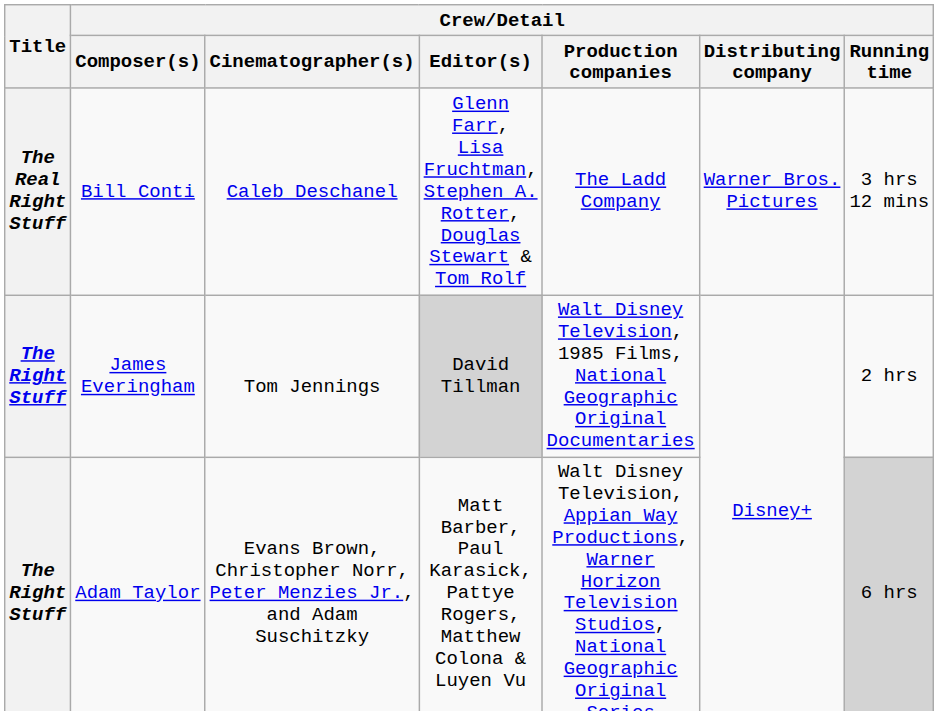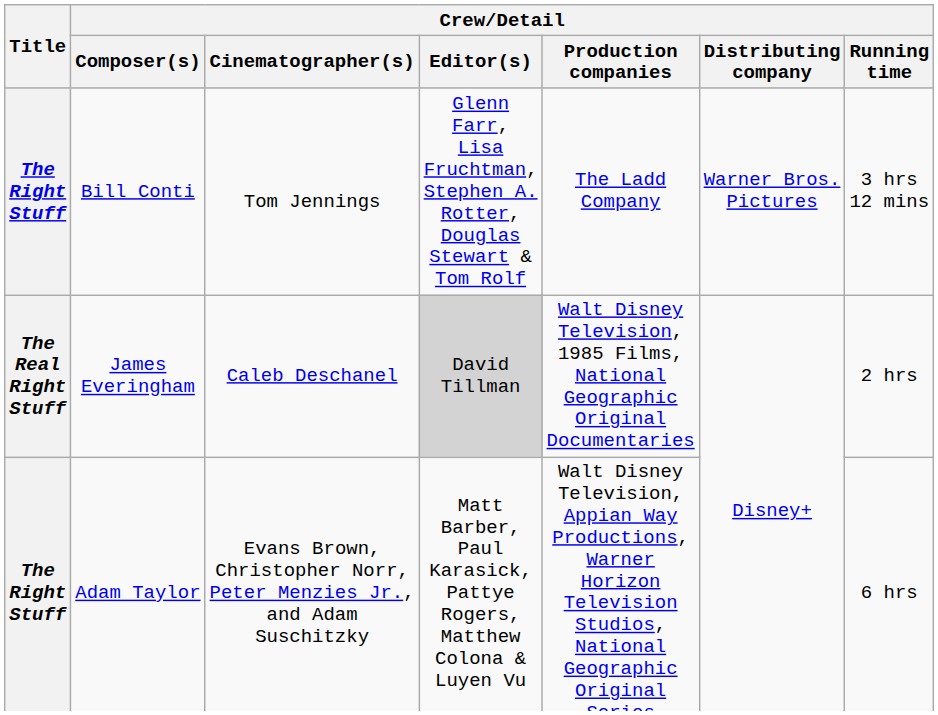(38, 192) The Real Right Stuff -> (38, 192) The Right Stuff
(312, 192) Caleb Deschanel -> (312, 203) Tom Jennings
(38, 376) The Right Stuff -> (38, 376) The Real Right Stuff
(312, 387) Tom Jennings -> (312, 376) Caleb Deschanel
(889, 593) lightgrey background -> (889, 593) no background
